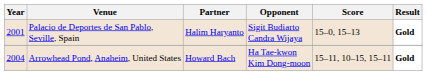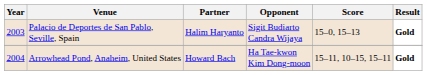(16, 32) 2001 -> (16, 32) 2003
